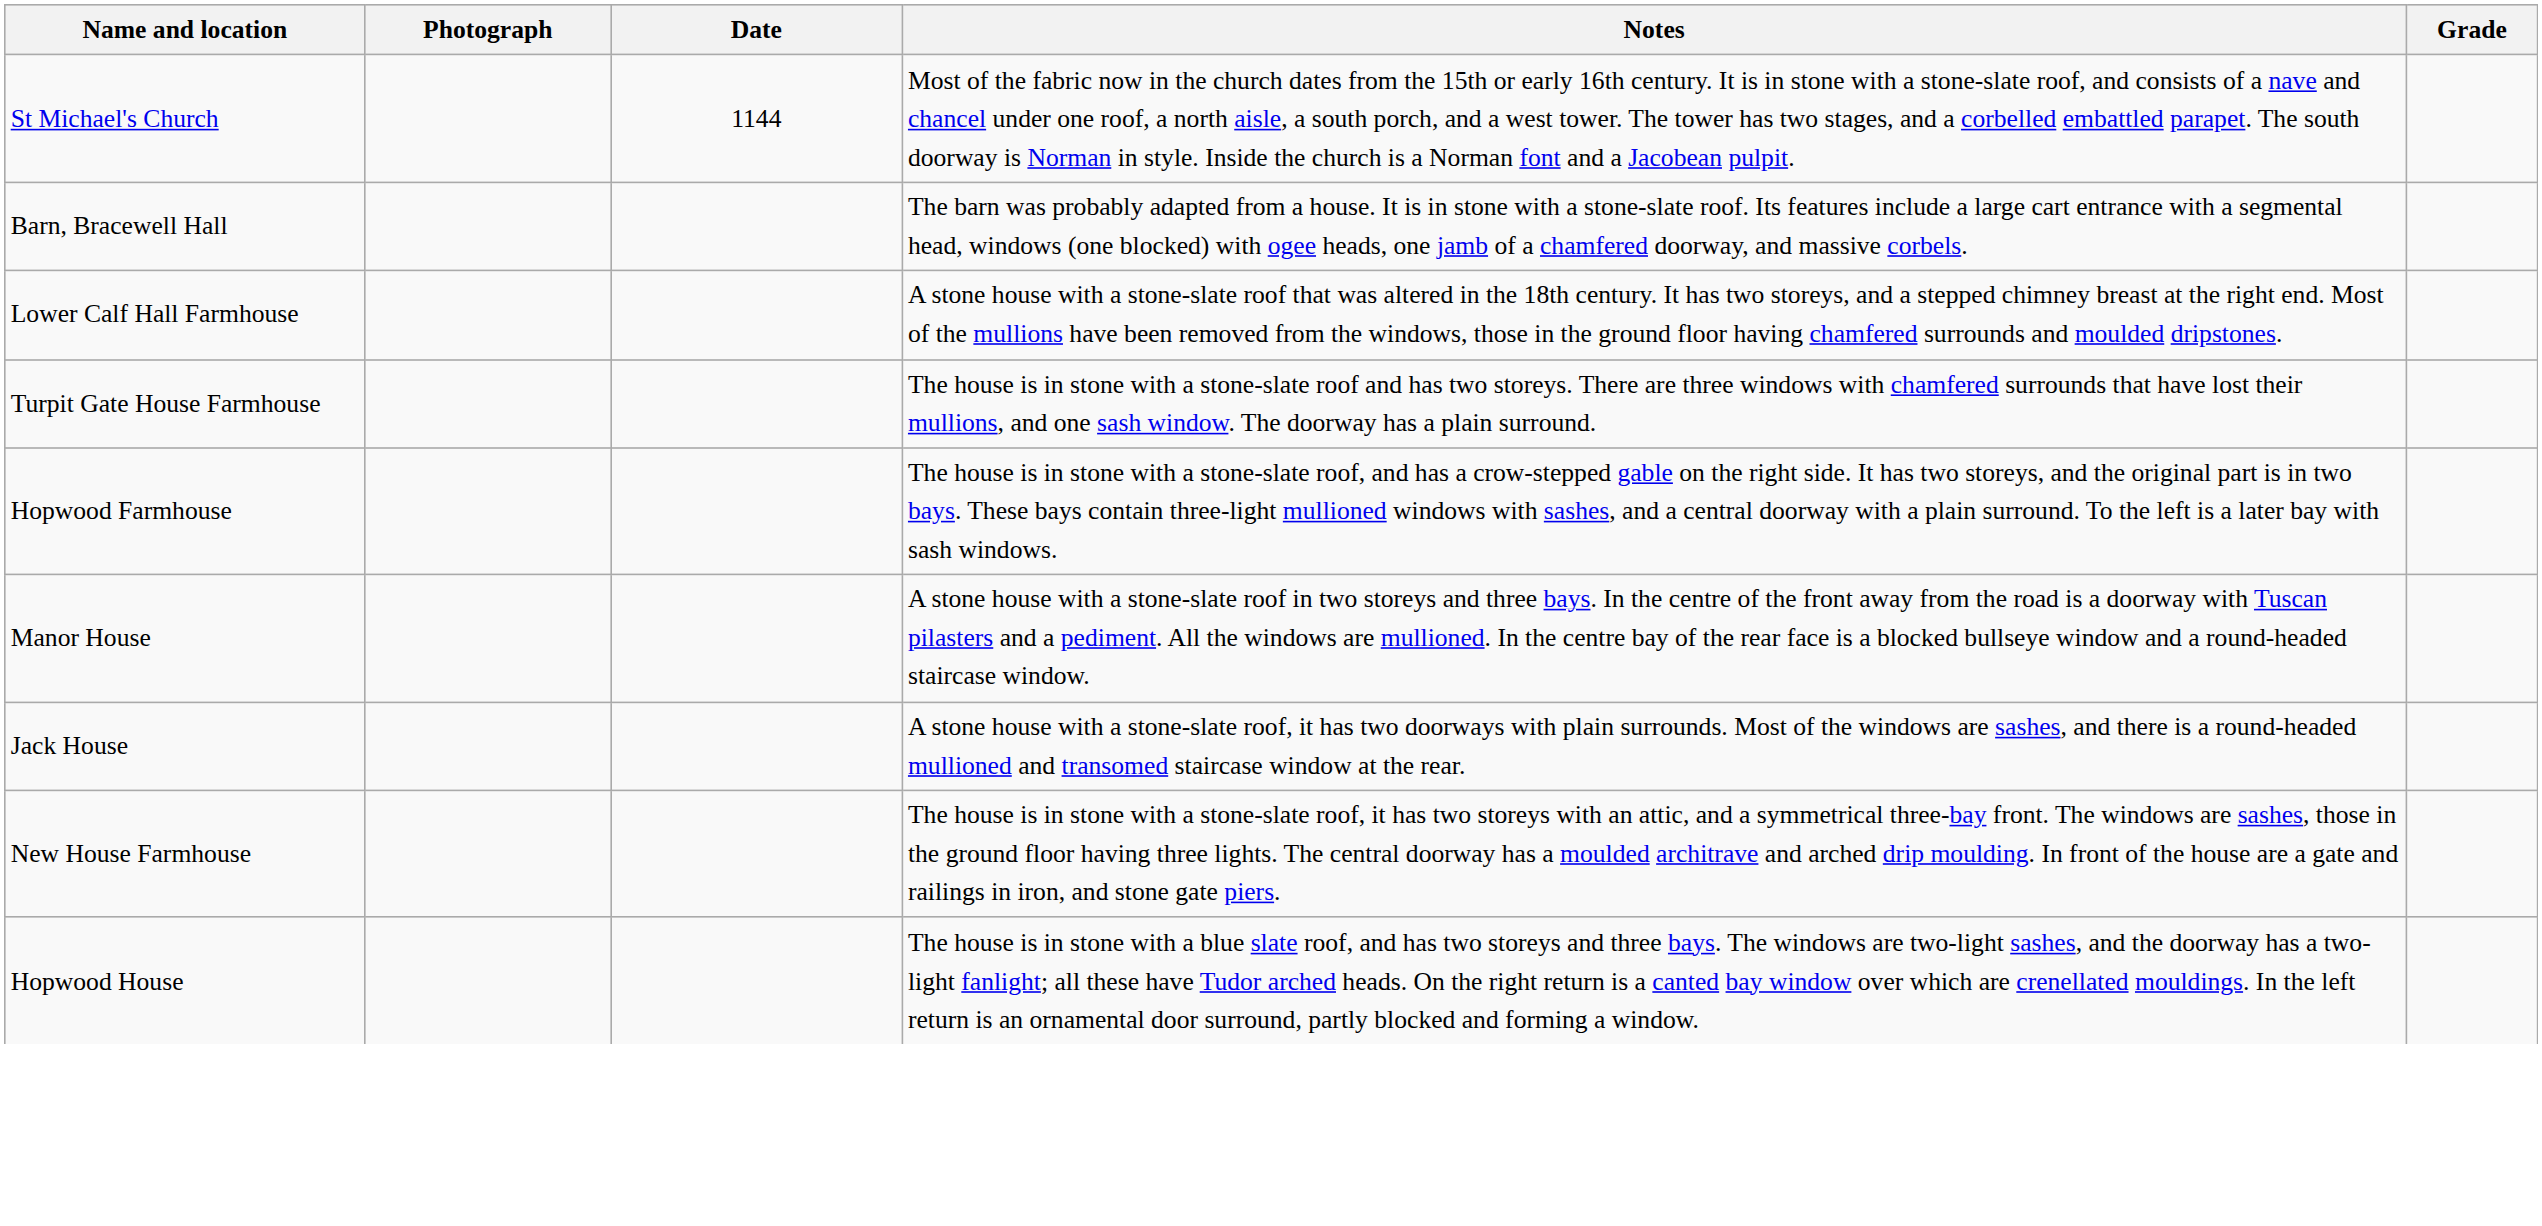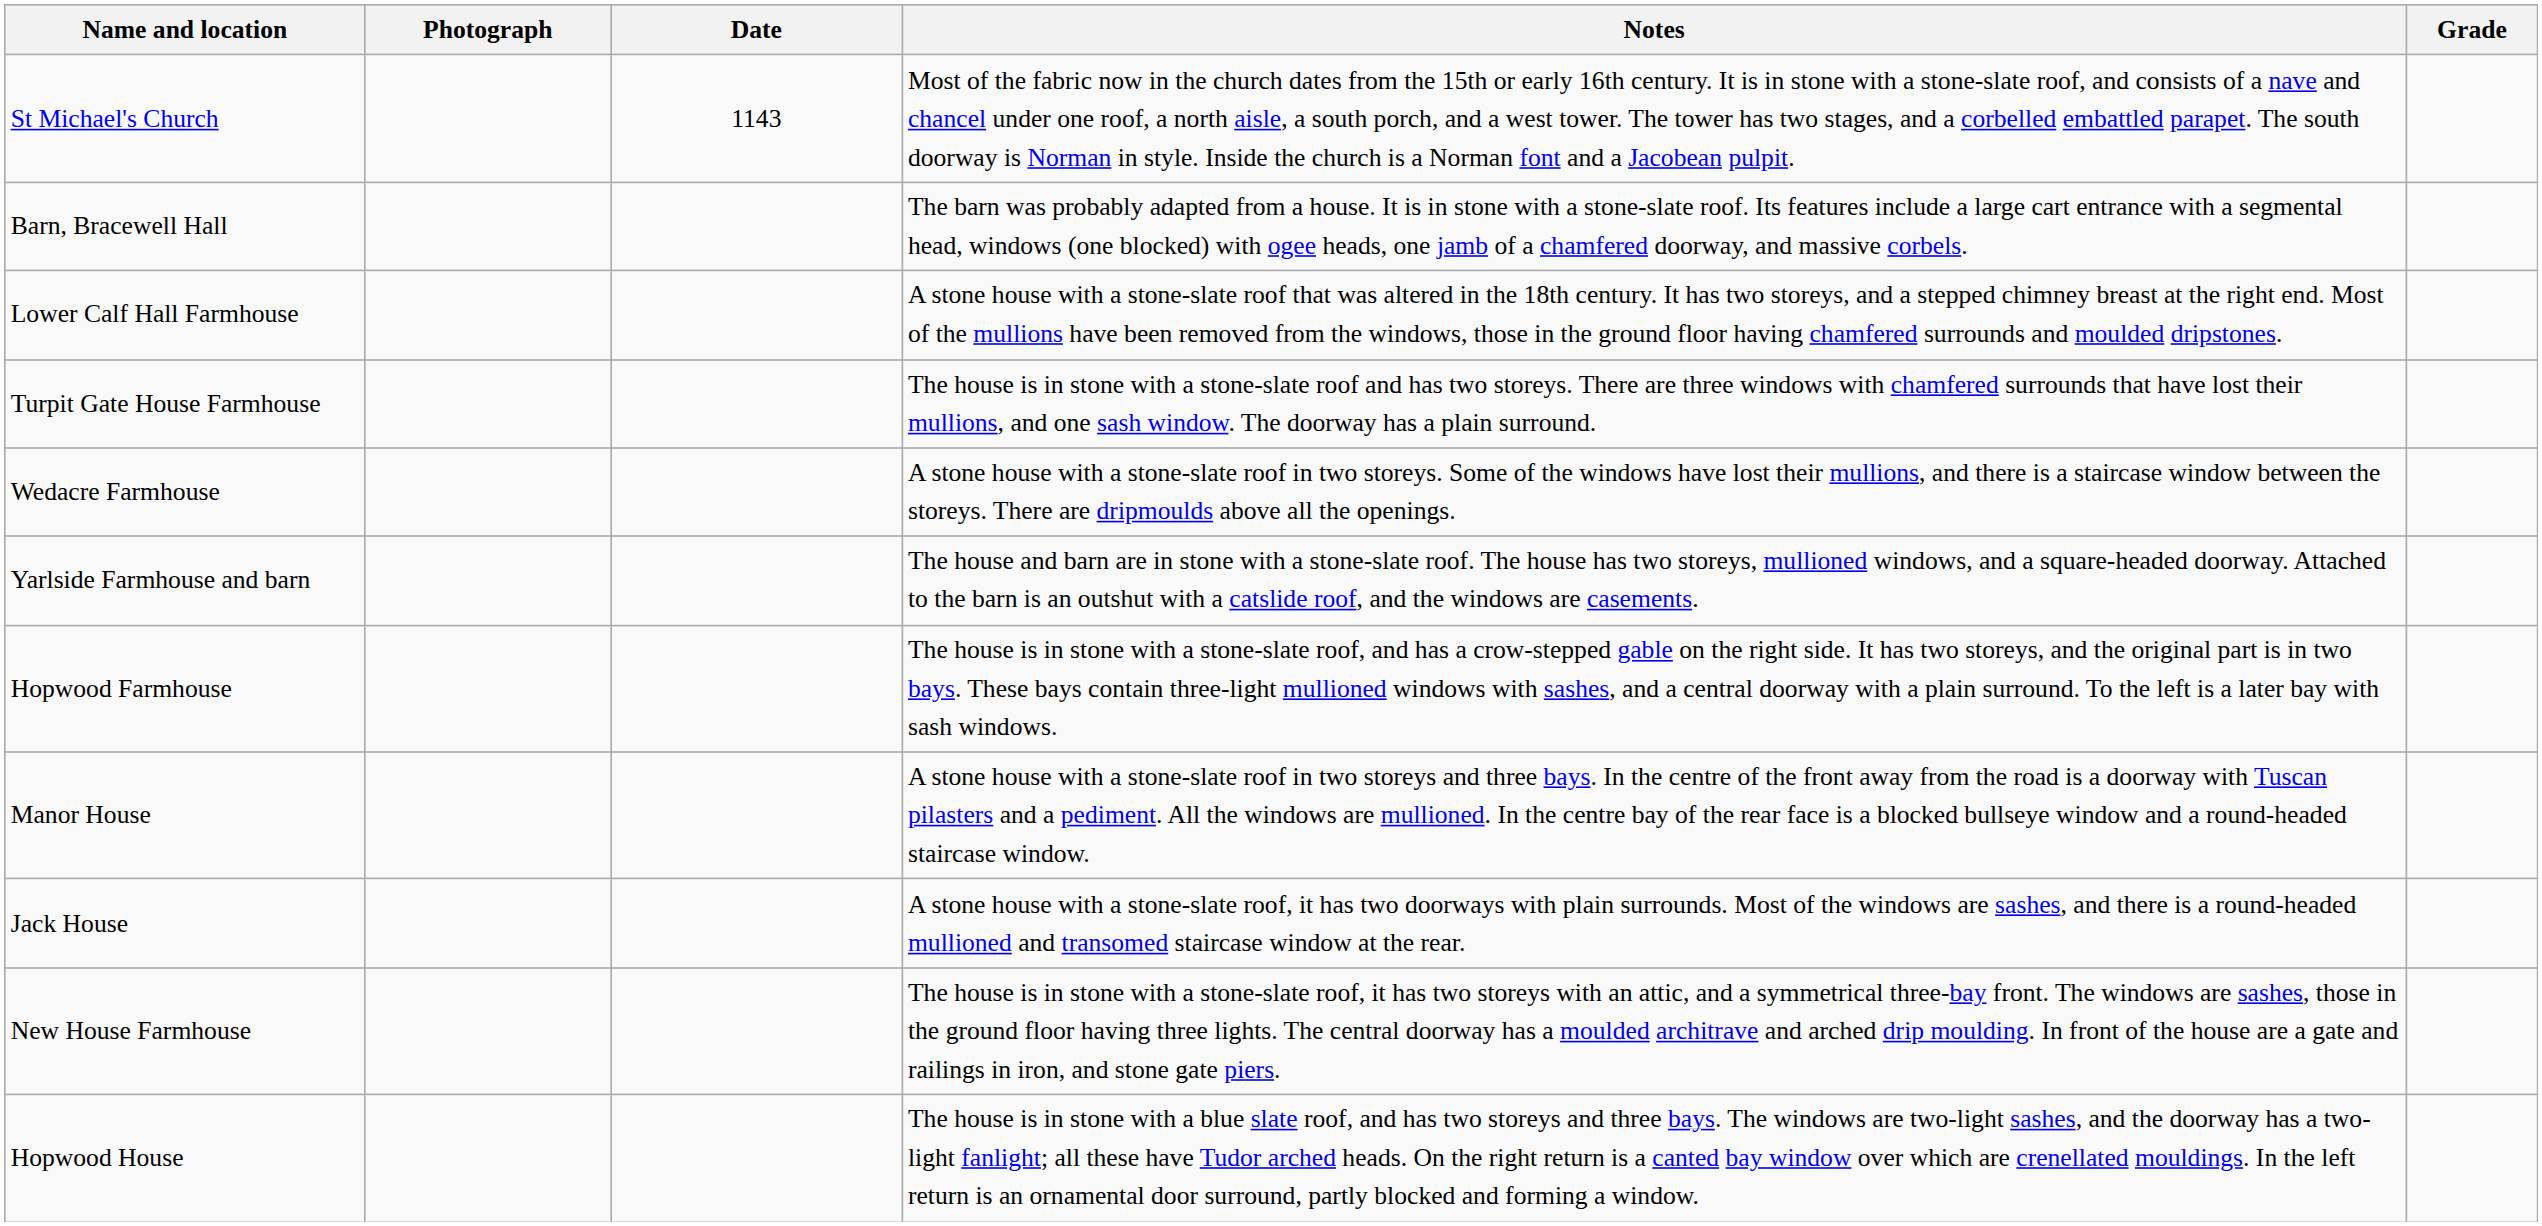(756, 118) 1144 -> (756, 118) 1143
+ row: (115, 491)
+ row: (160, 580)
